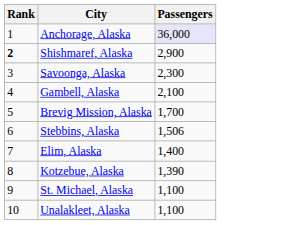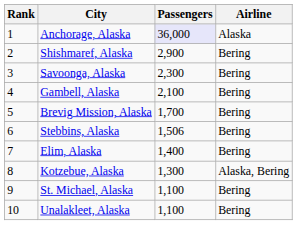+ column: (254, 14)
(10, 53) bold -> (10, 53) normal
(171, 170) 1,390 -> (171, 170) 1,300
